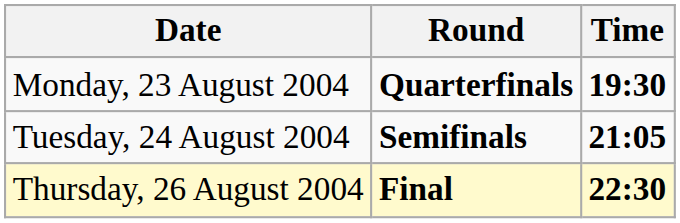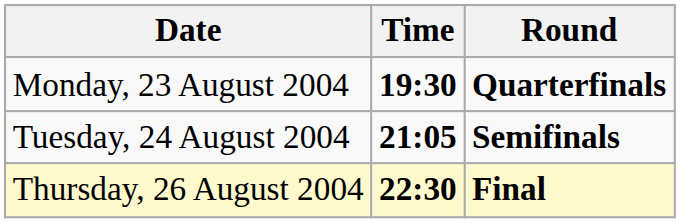columns swapped: (627, 30) <-> (476, 30)
